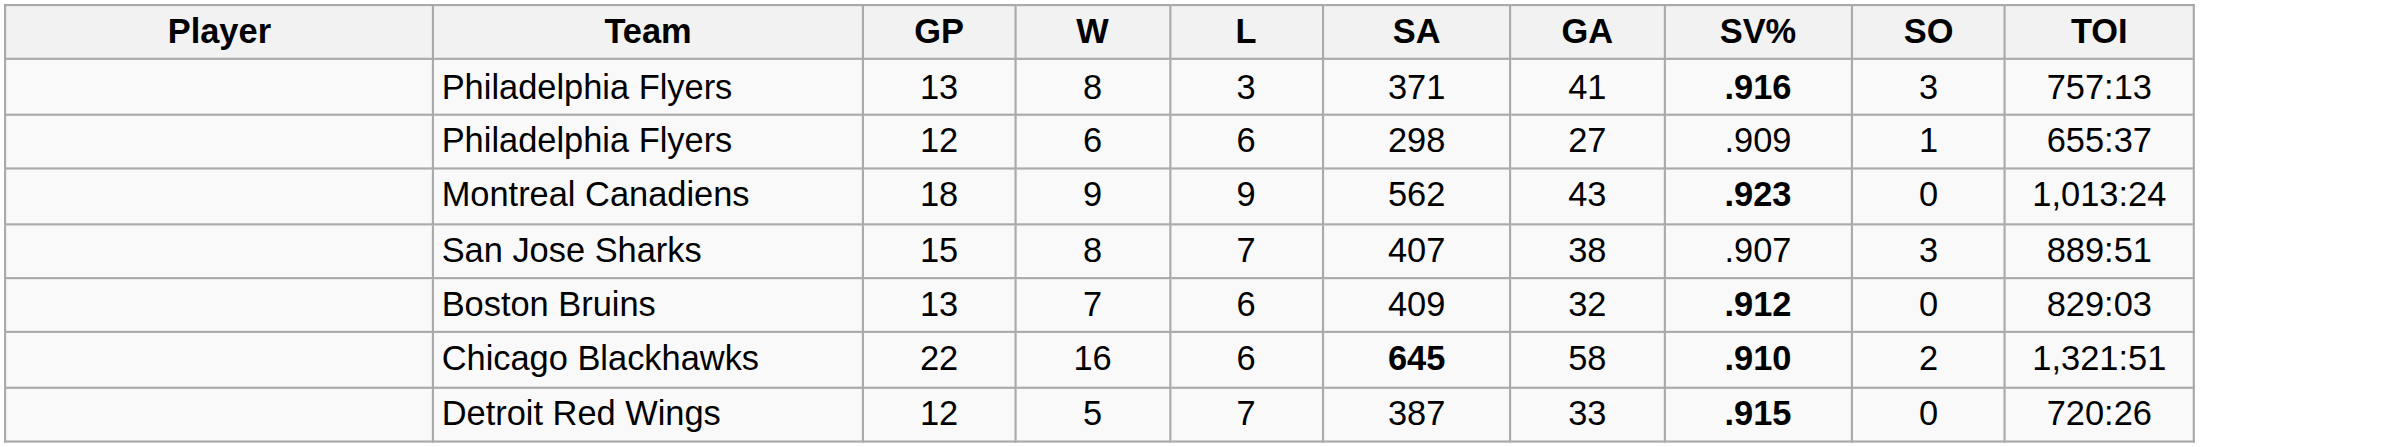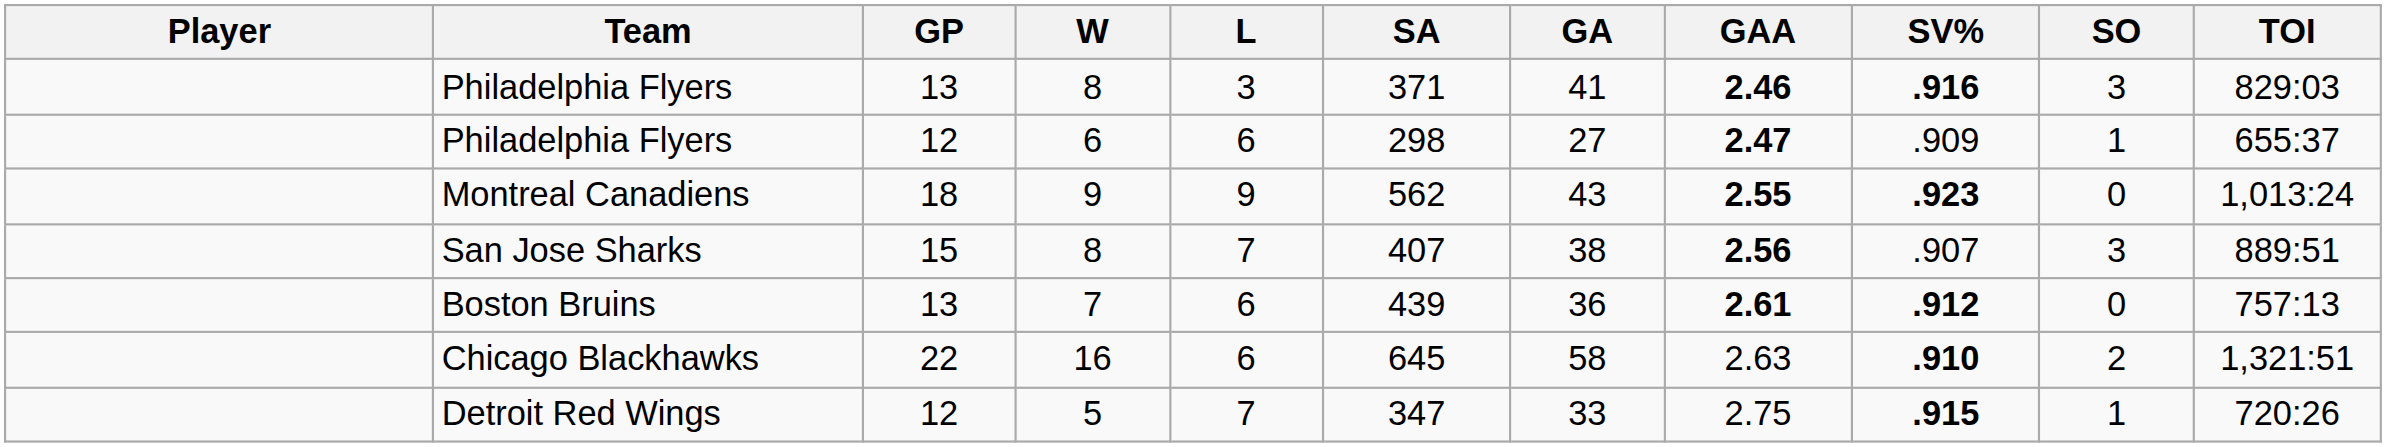+ column: (1758, 31)
(2099, 86) 757:13 -> (2287, 86) 829:03
(1417, 304) 409 -> (1417, 304) 439
(1587, 304) 32 -> (1587, 304) 36
(2099, 304) 829:03 -> (2287, 304) 757:13
(1417, 359) bold -> (1417, 359) normal
(1417, 413) 387 -> (1417, 413) 347
(1929, 413) 0 -> (2117, 413) 1
